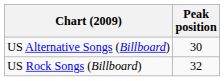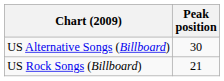(196, 66) 32 -> (196, 66) 21
